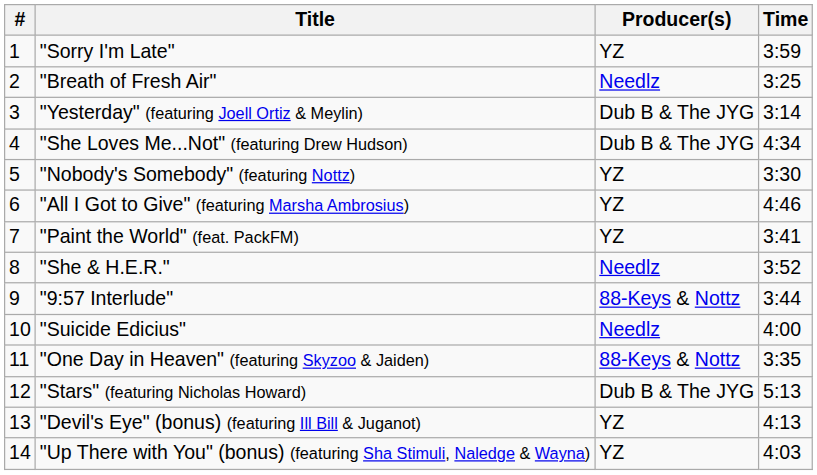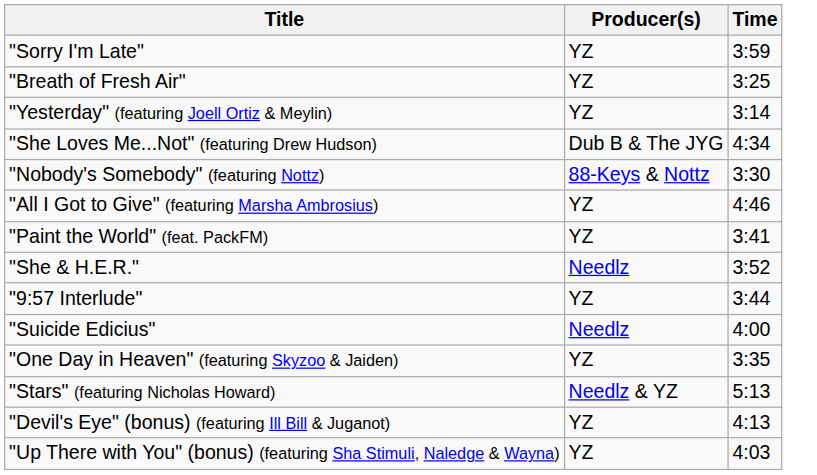- column: (20, 19)
(630, 81) Needlz -> (581, 81) YZ
(677, 112) Dub B & The JYG -> (581, 112) YZ
(612, 174) YZ -> (639, 174) 88-Keys & Nottz
(670, 298) 88-Keys & Nottz -> (581, 298) YZ
(670, 360) 88-Keys & Nottz -> (581, 360) YZ
(677, 391) Dub B & The JYG -> (623, 391) Needlz & YZ
